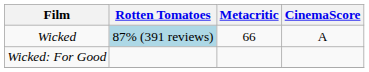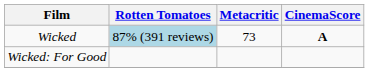(249, 36) 66 -> (249, 36) 73
(323, 36) normal -> (323, 36) bold
